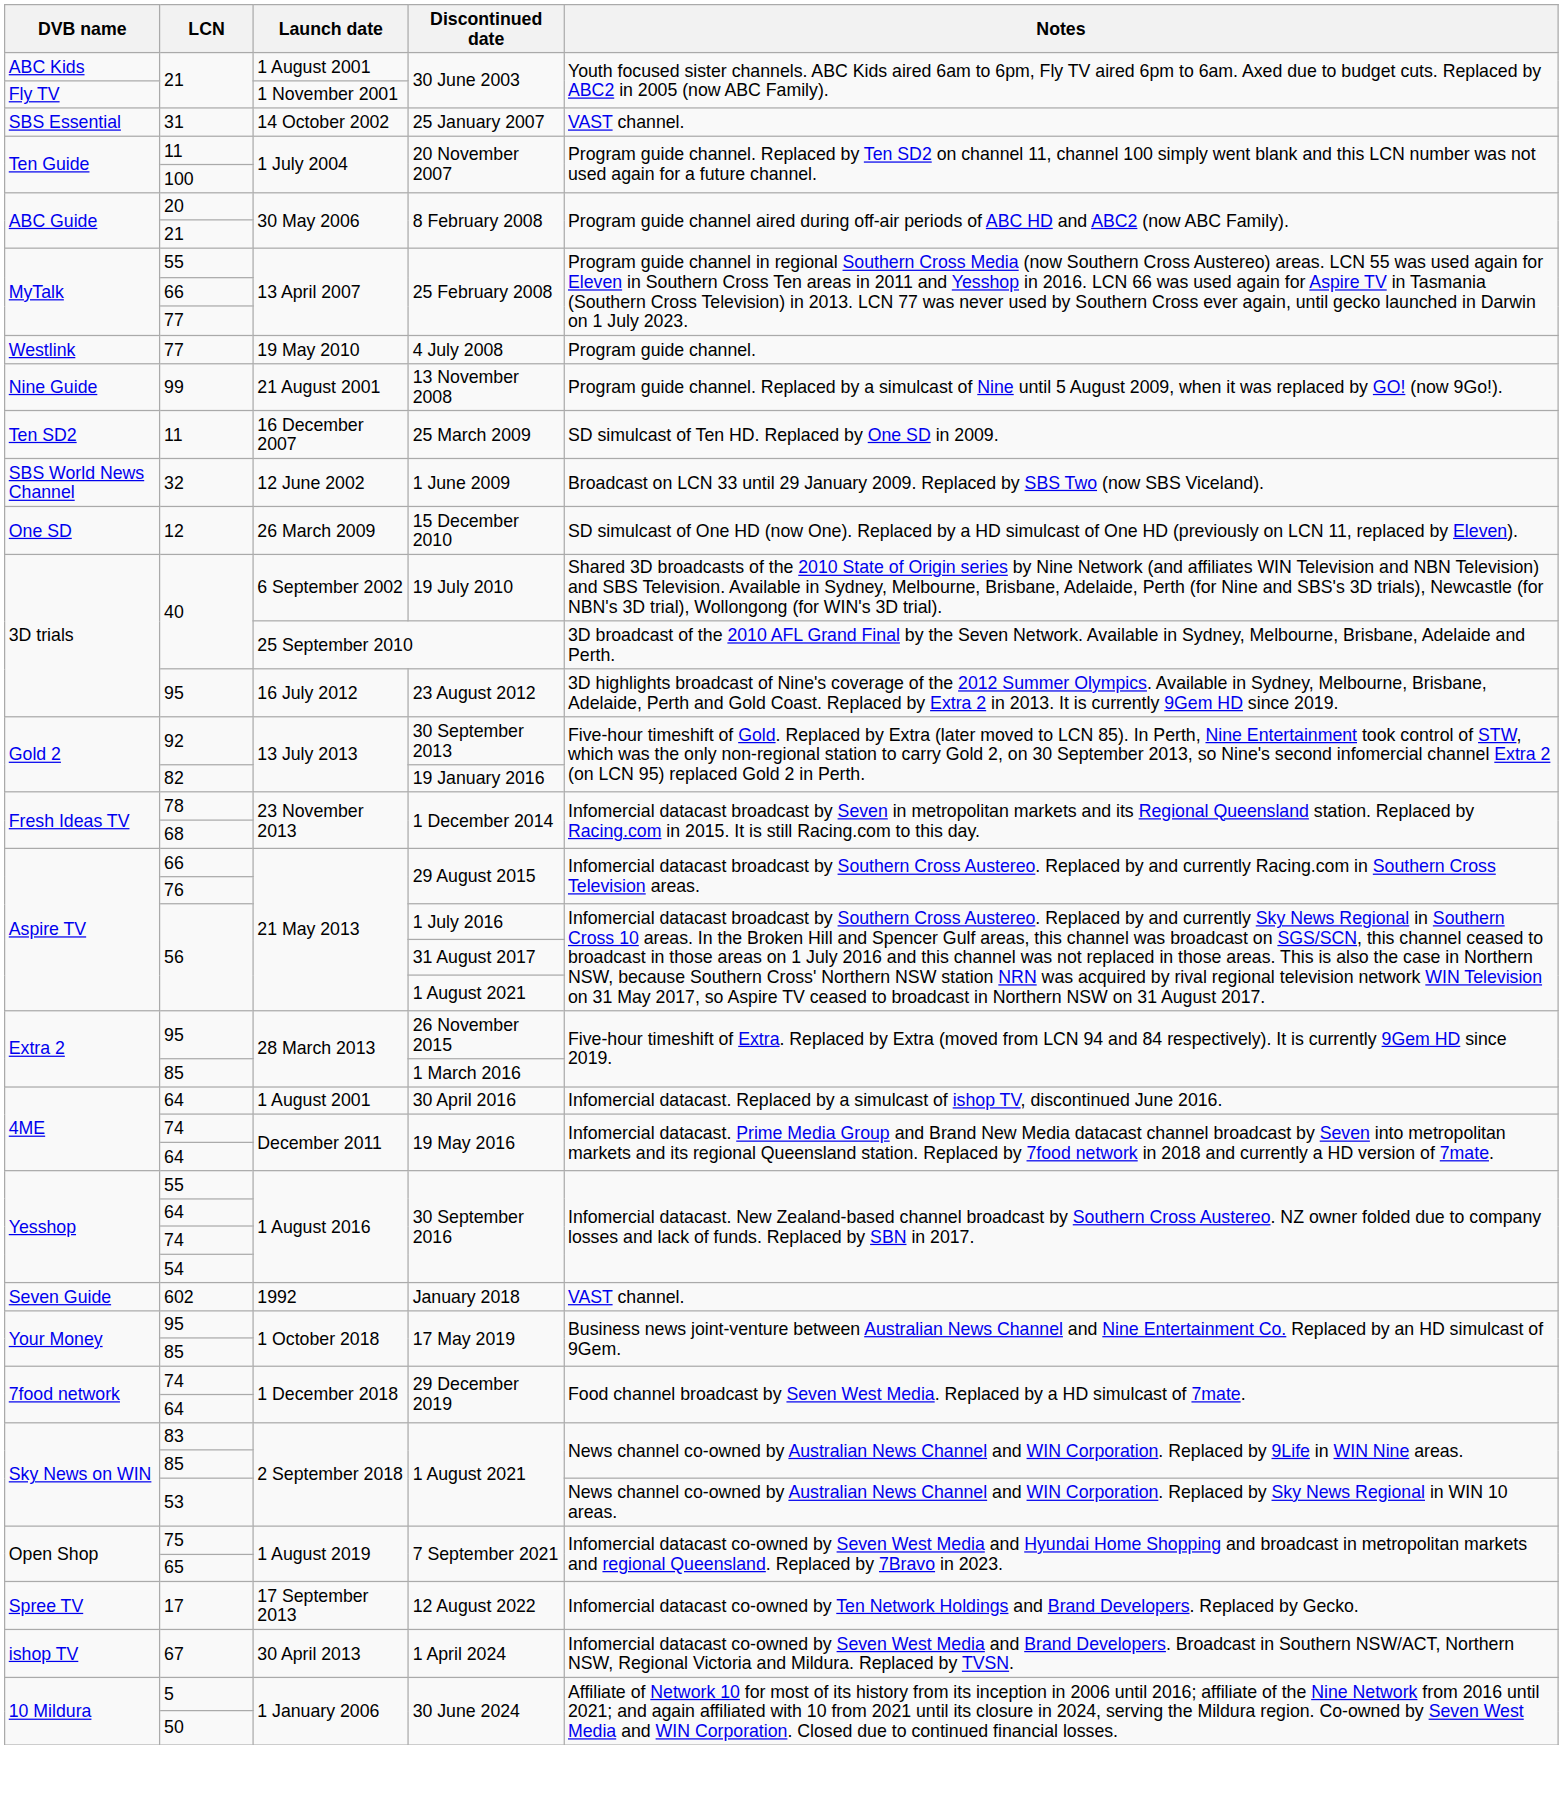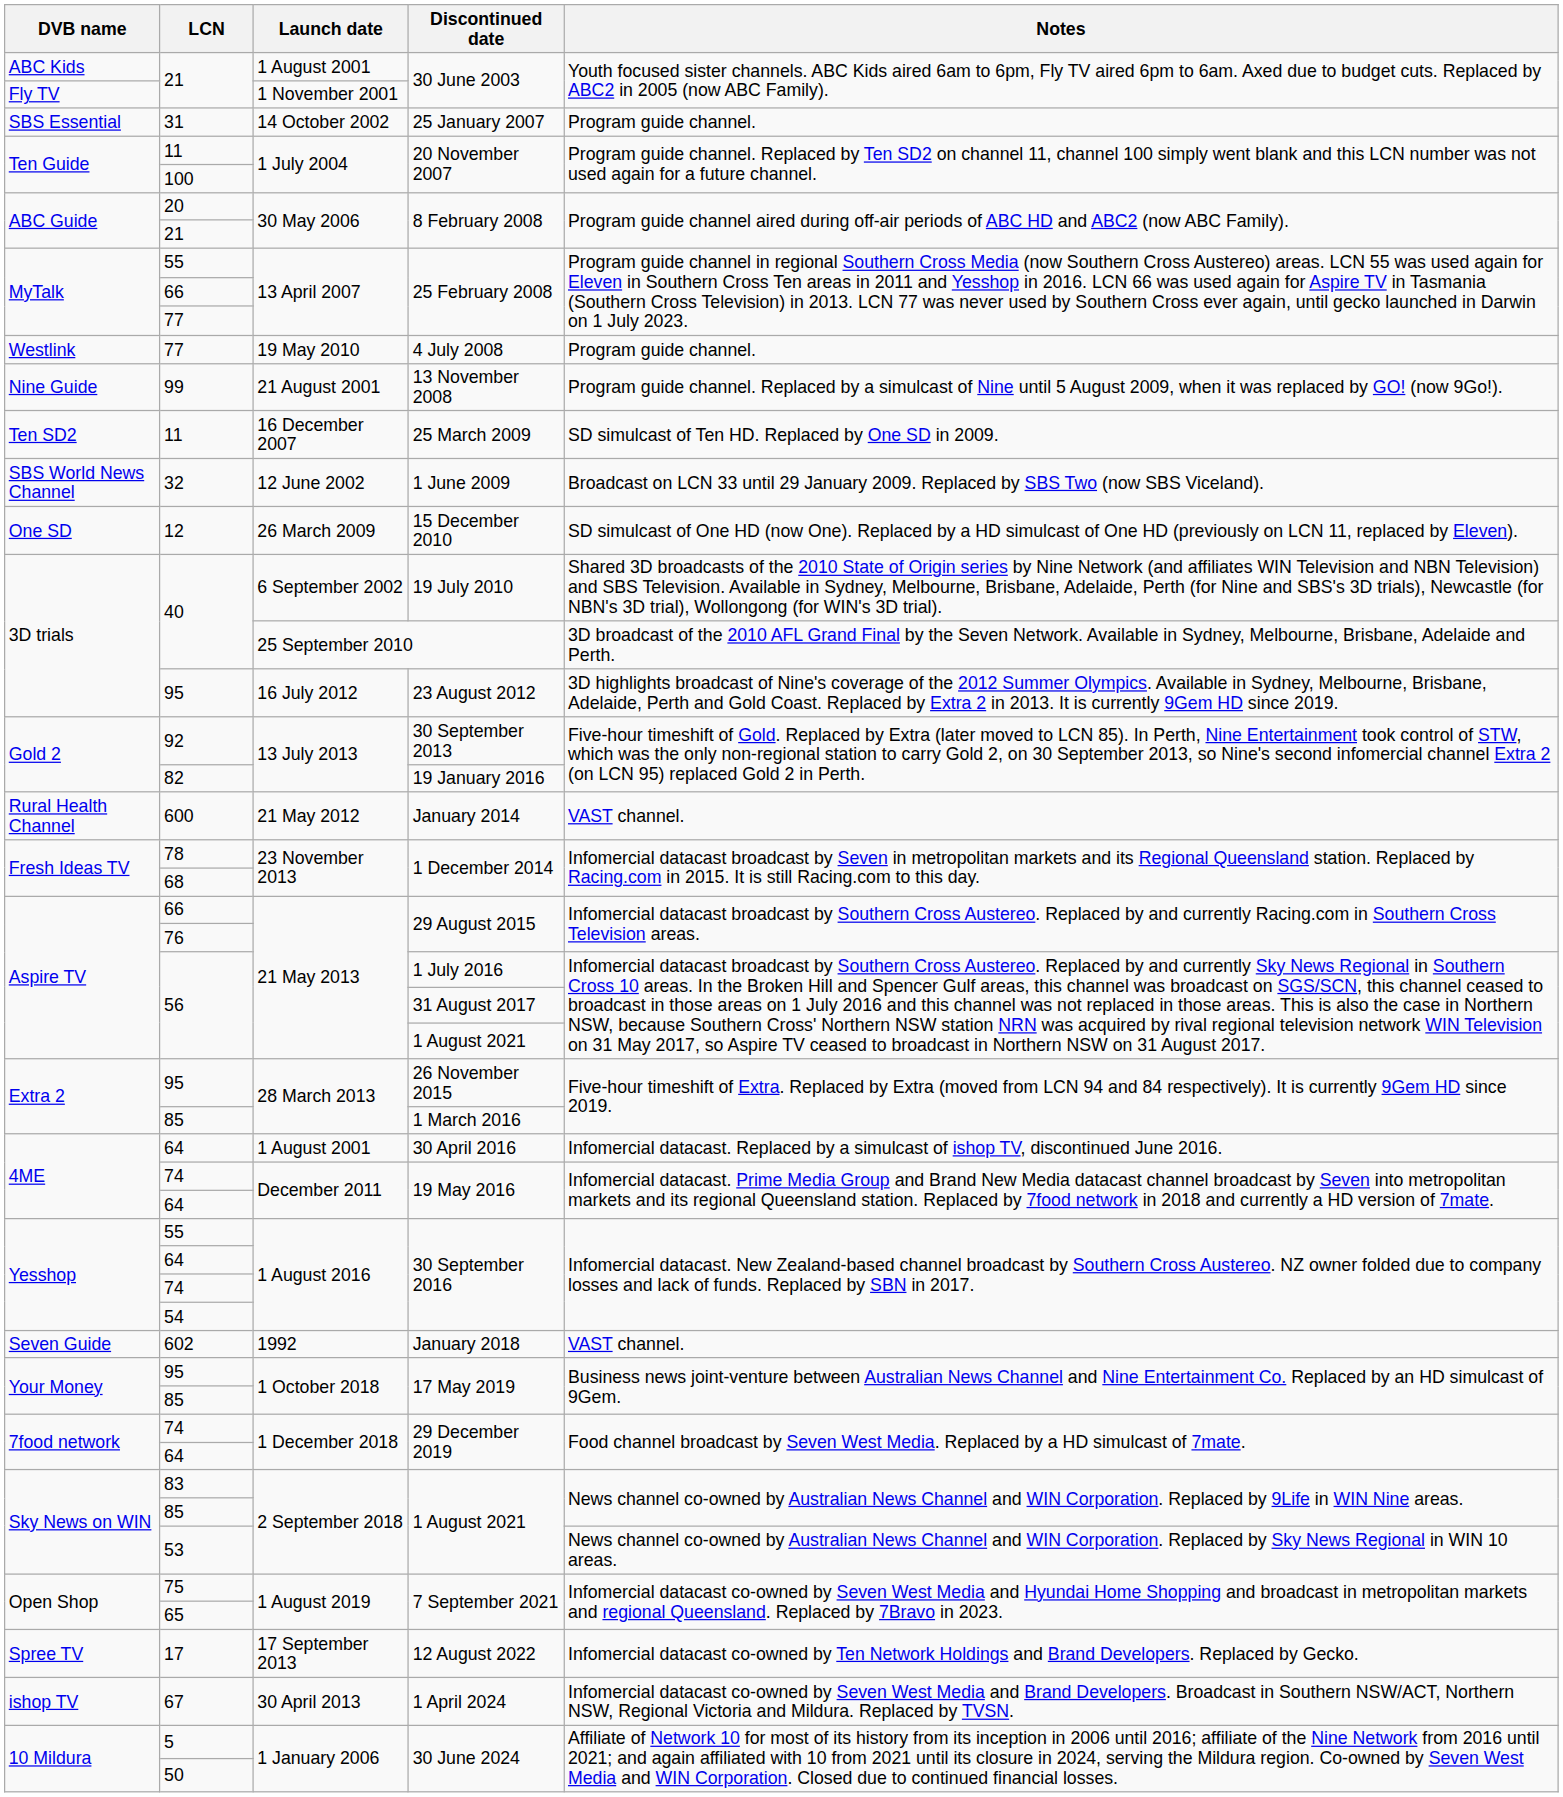(626, 123) VAST channel. -> (662, 123) Program guide channel.
+ row: (179, 816)
